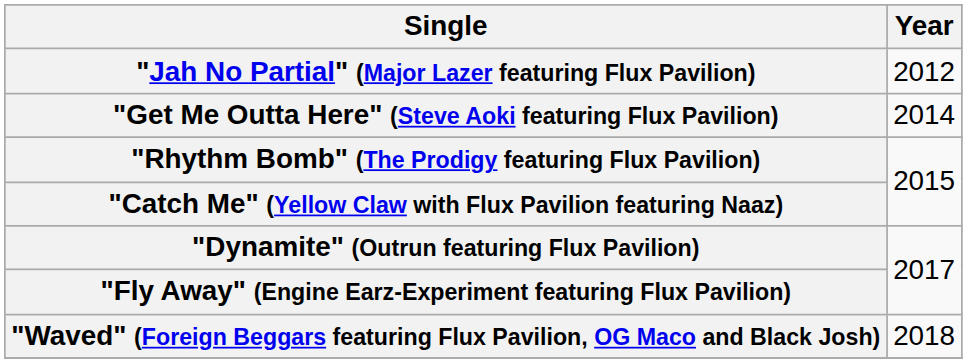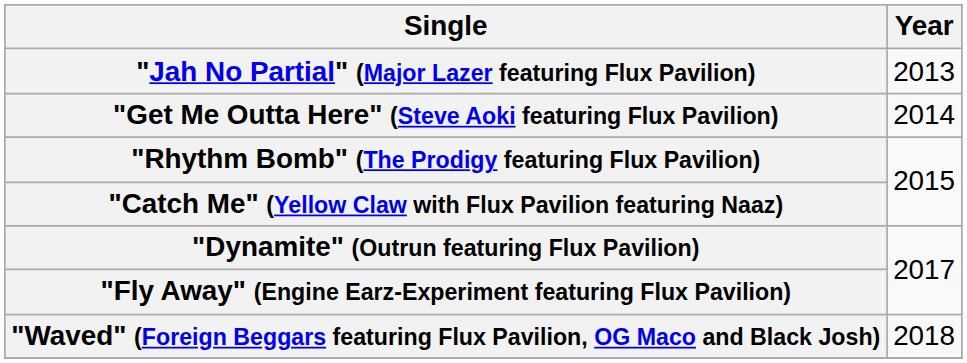(924, 70) 2012 -> (924, 70) 2013
